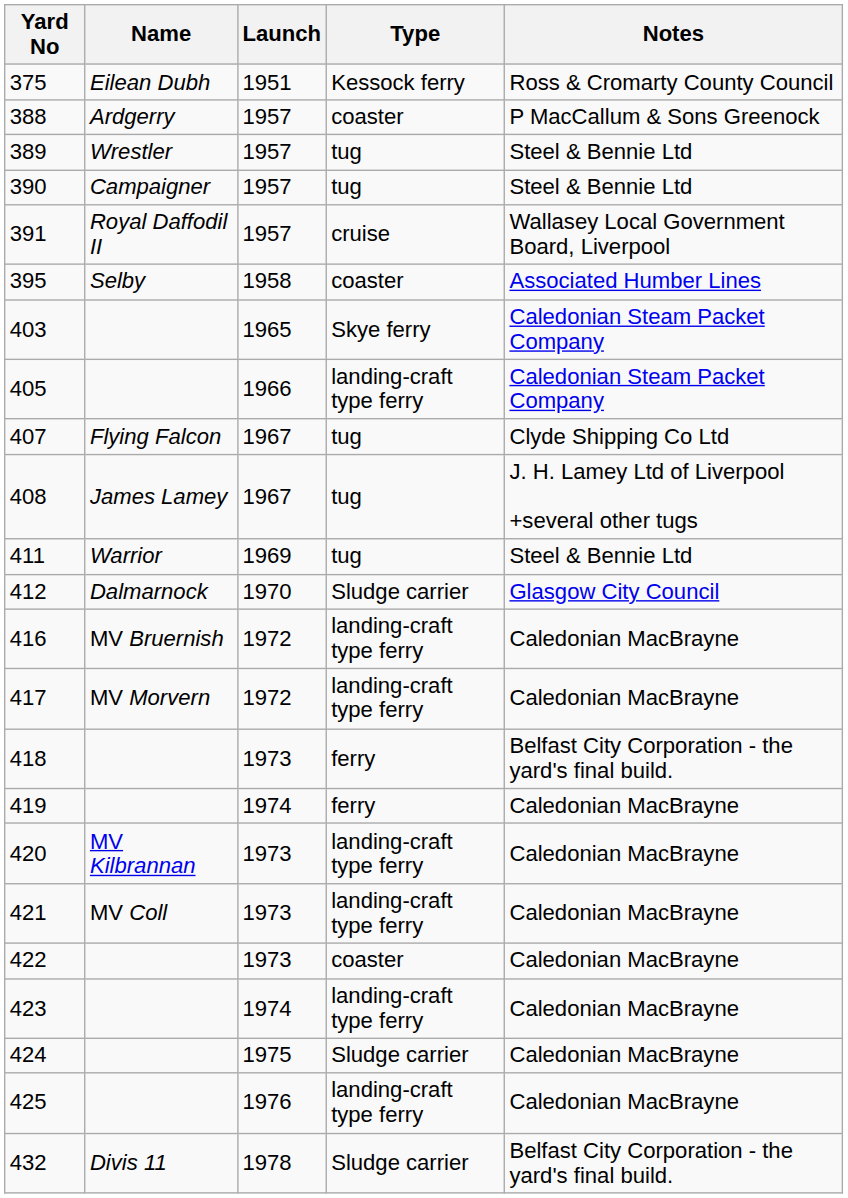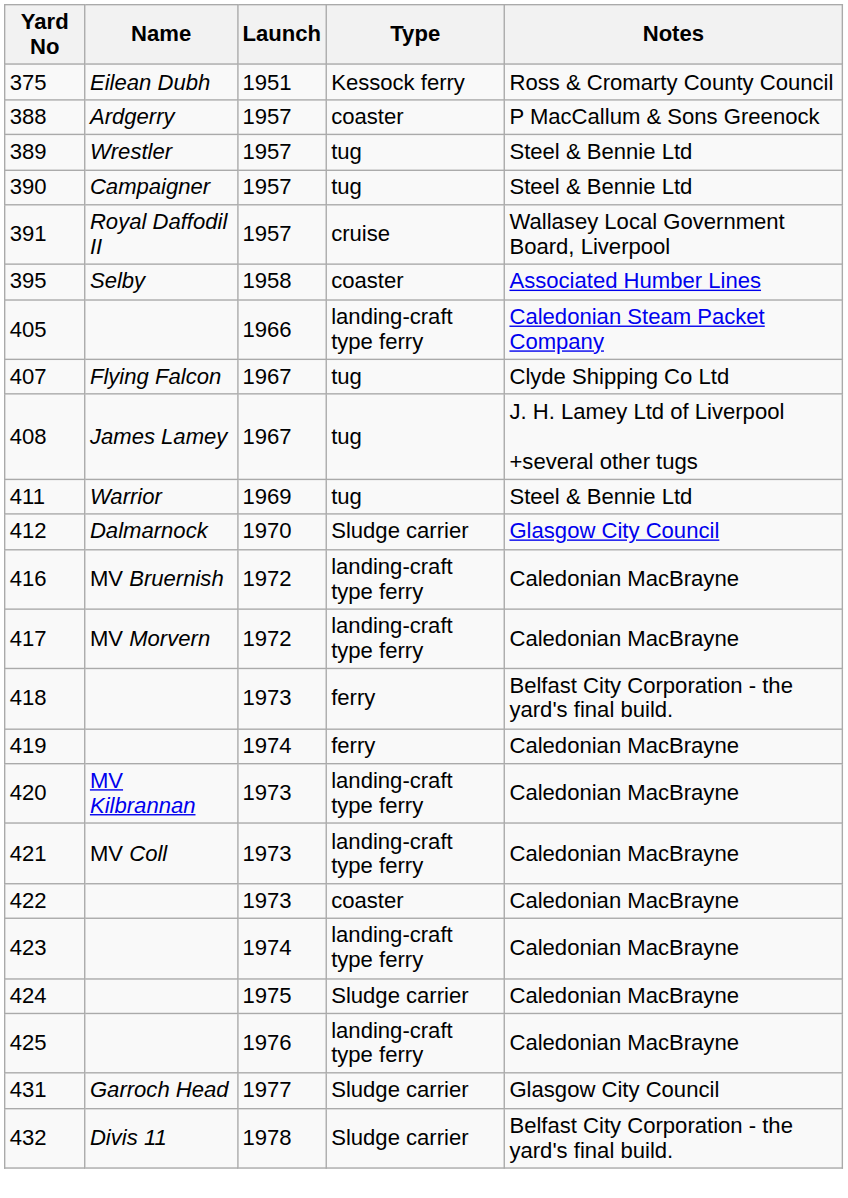- row: (28, 329)
+ row: (28, 1090)
